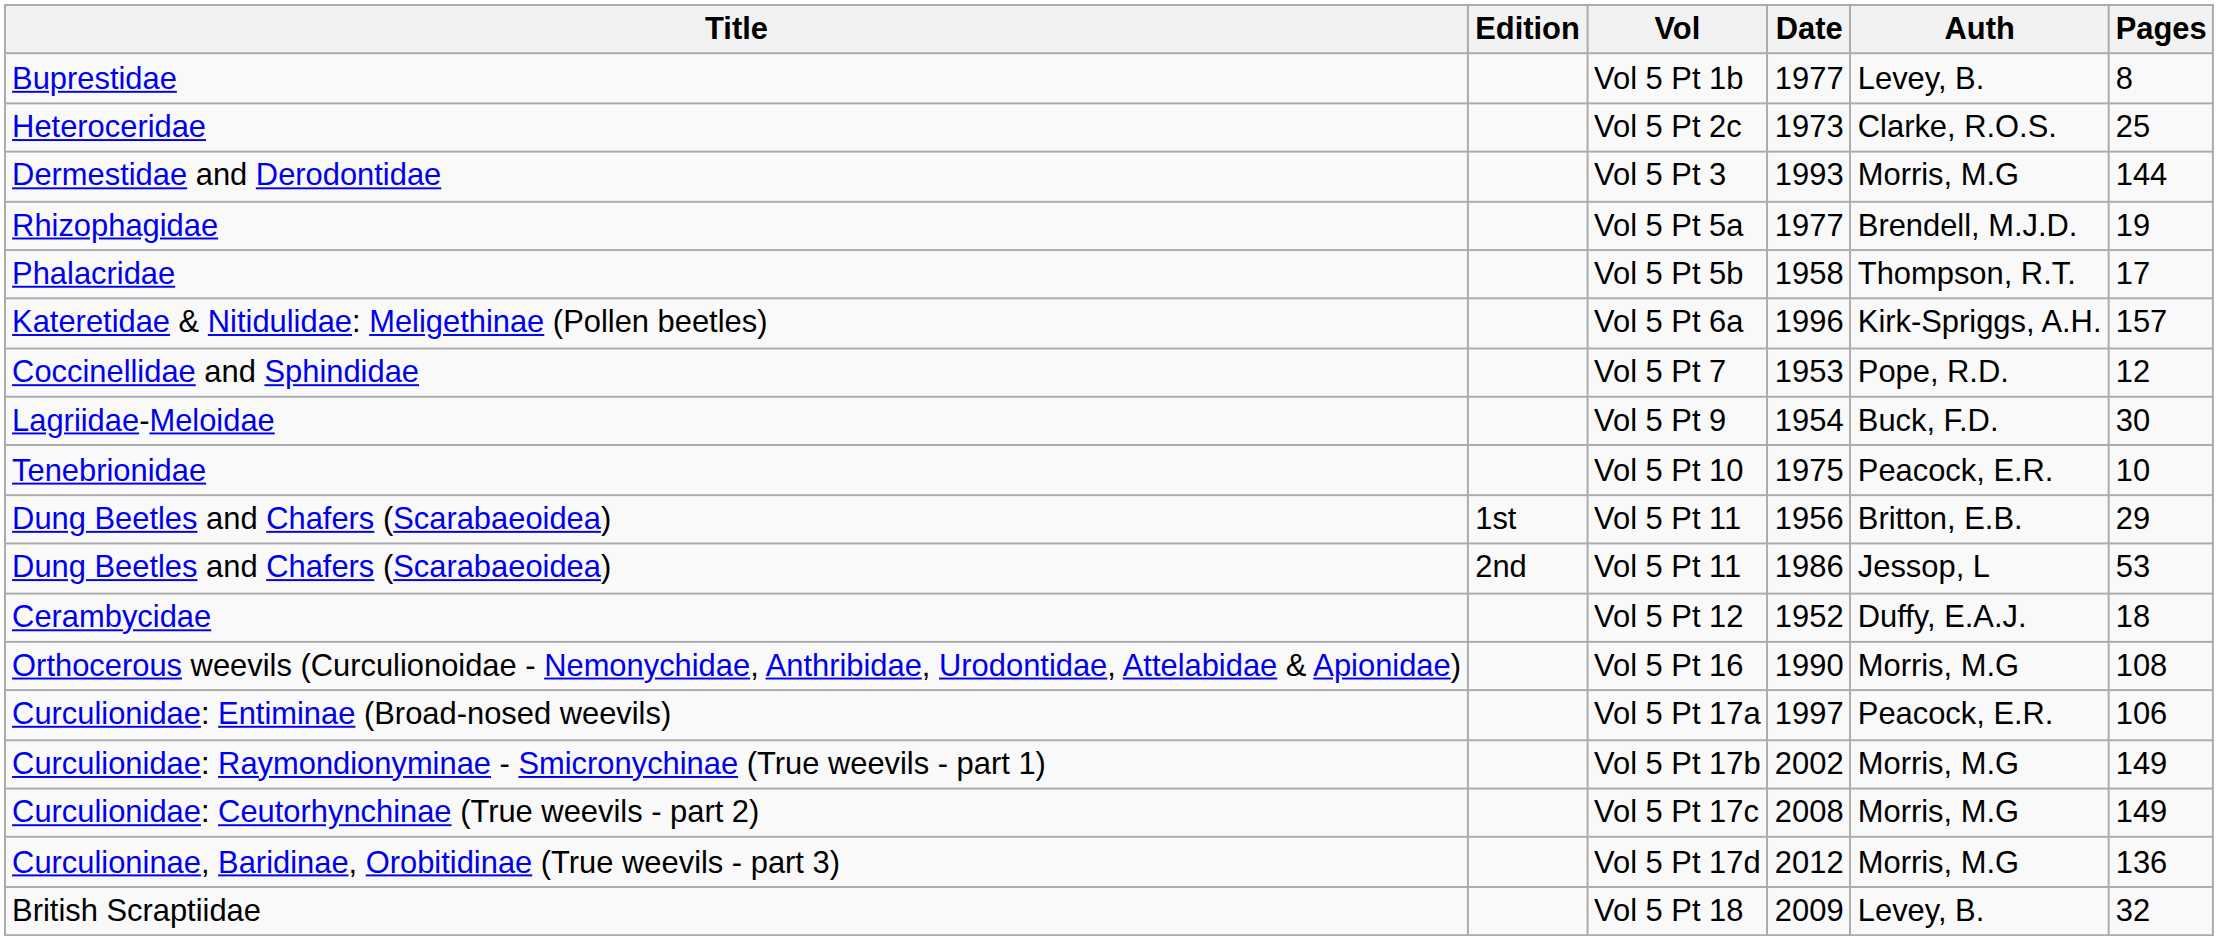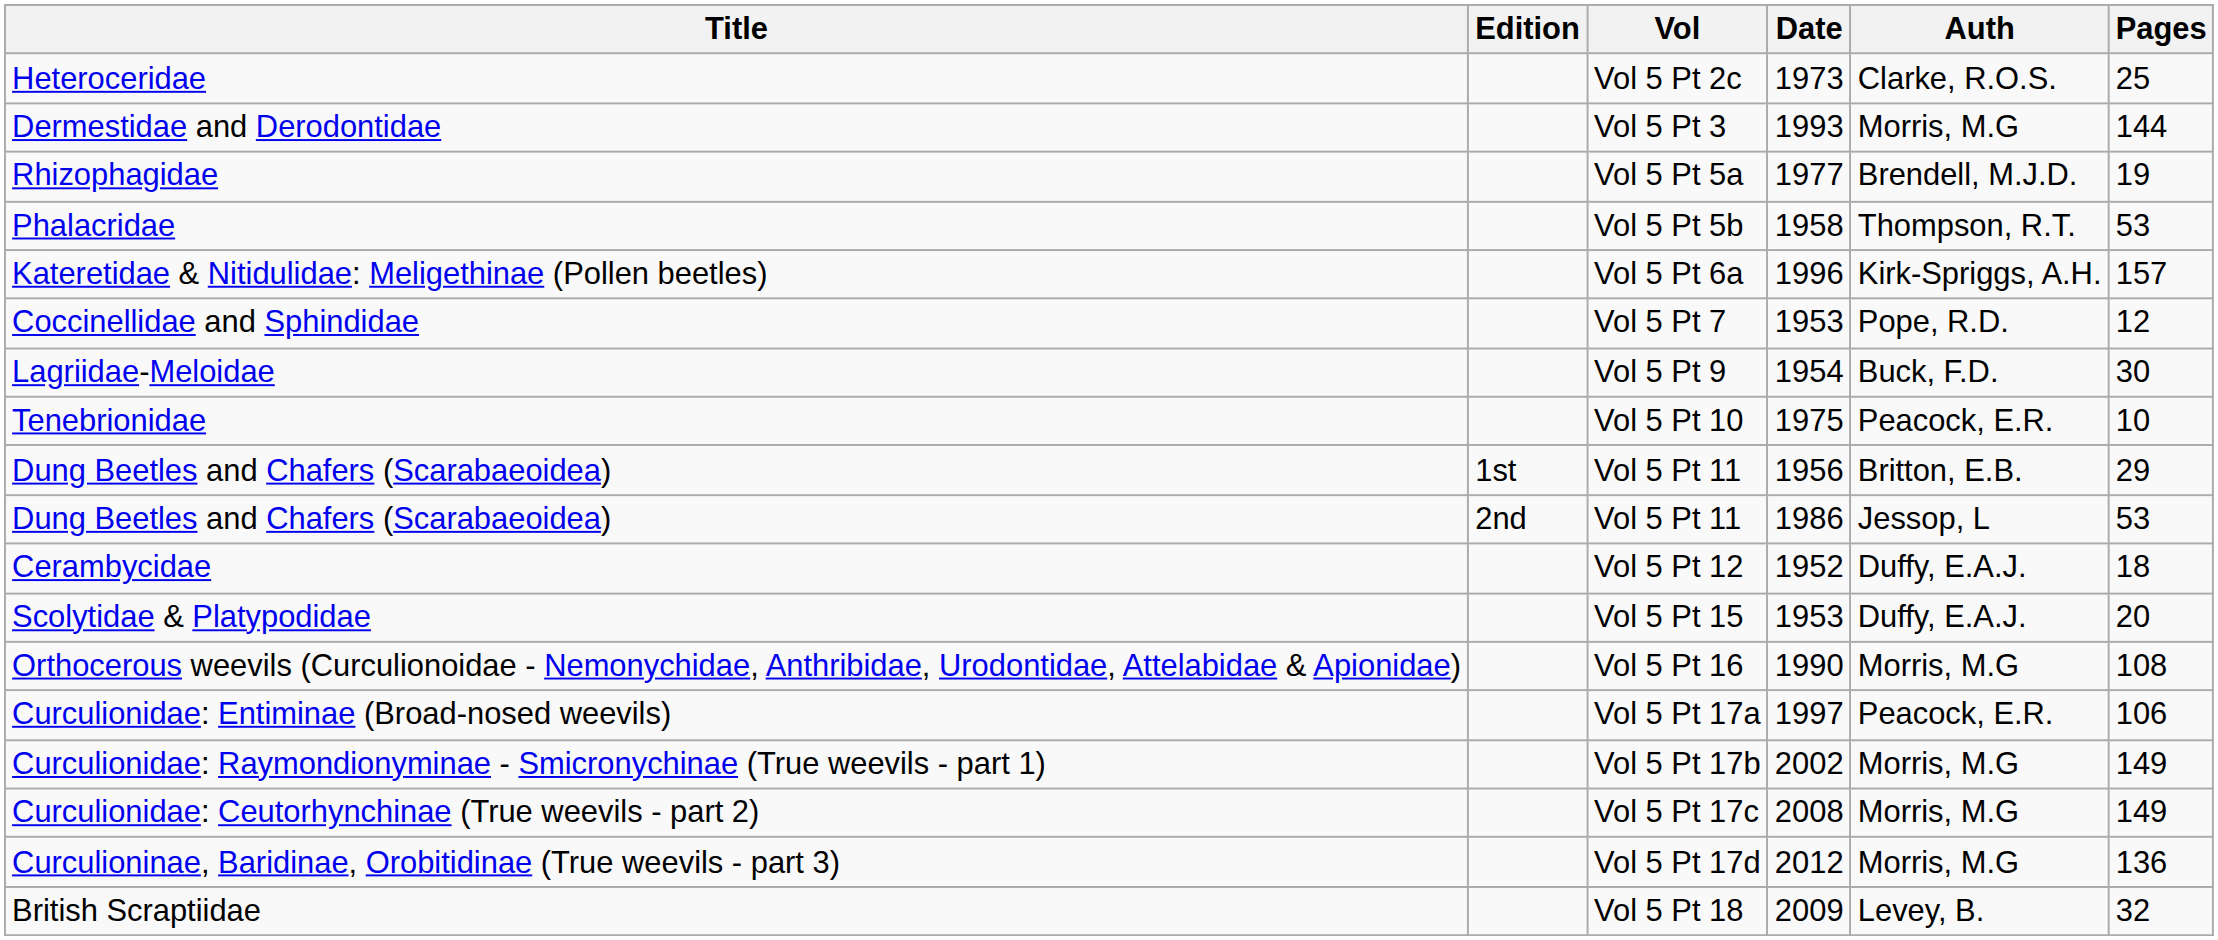- row: (94, 77)
(2133, 273) 17 -> (2133, 224) 53
+ row: (191, 616)
